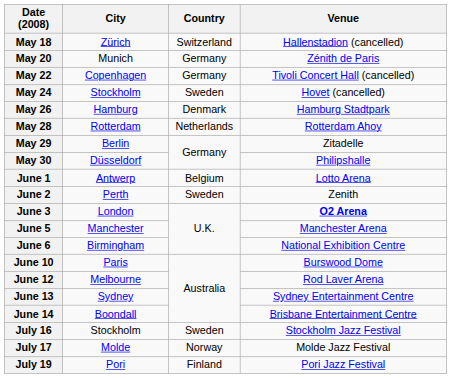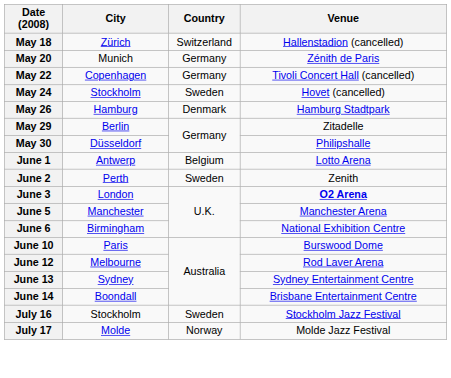- row: (34, 127)
- row: (34, 365)
